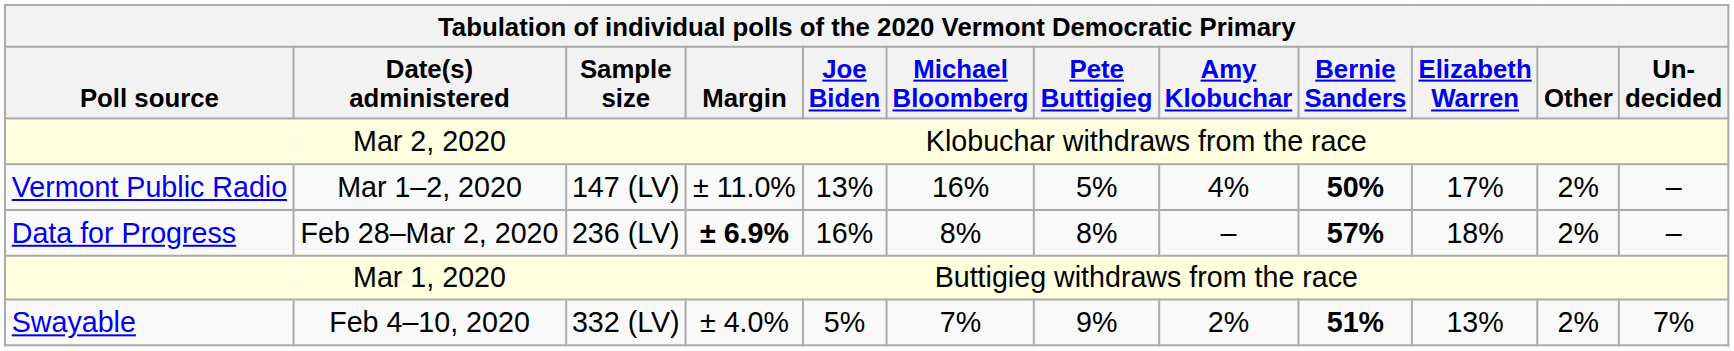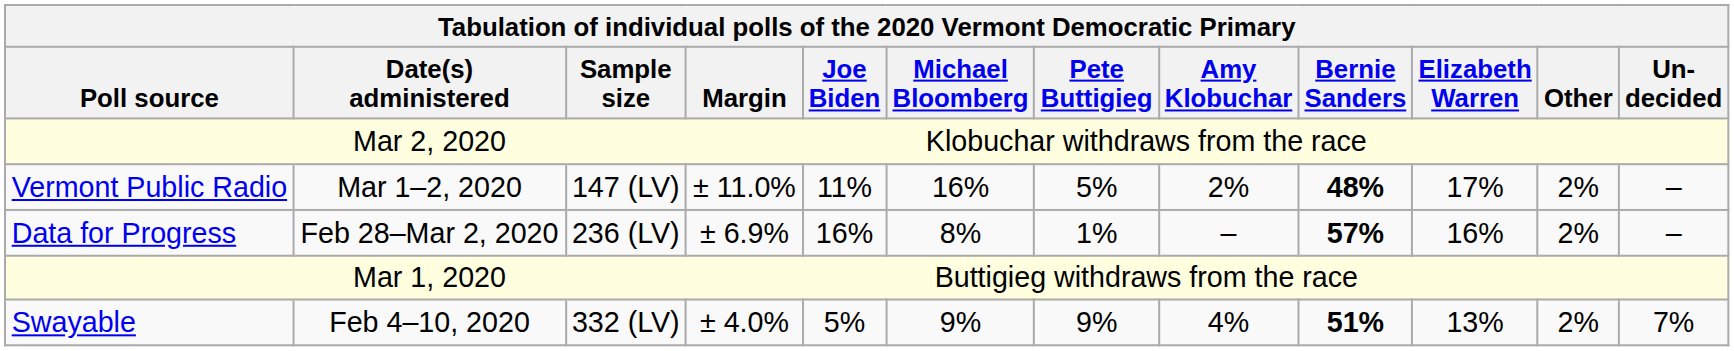(844, 187) 13% -> (844, 187) 11%
(1229, 187) 4% -> (1229, 187) 2%
(1355, 187) 50% -> (1355, 187) 48%
(744, 233) bold -> (744, 233) normal
(1097, 233) 8% -> (1097, 233) 1%
(1475, 233) 18% -> (1475, 233) 16%
(961, 323) 7% -> (961, 323) 9%
(1229, 323) 2% -> (1229, 323) 4%
